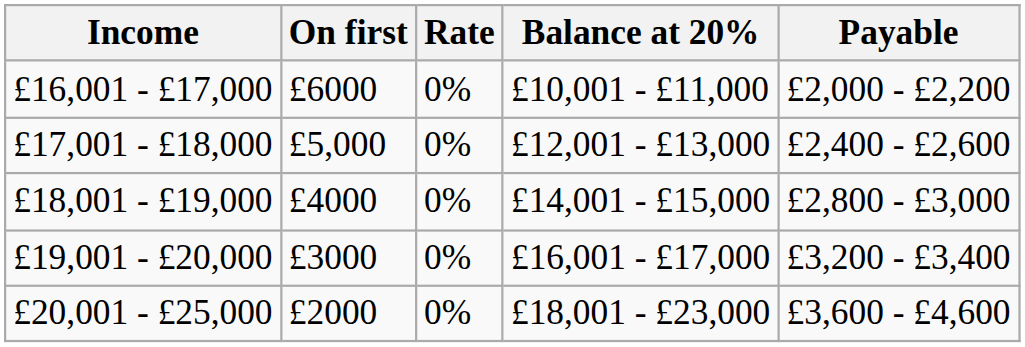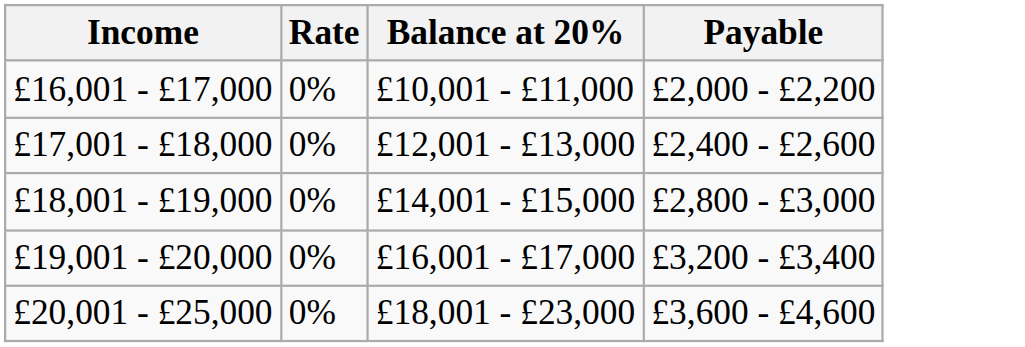- column: (348, 32)
